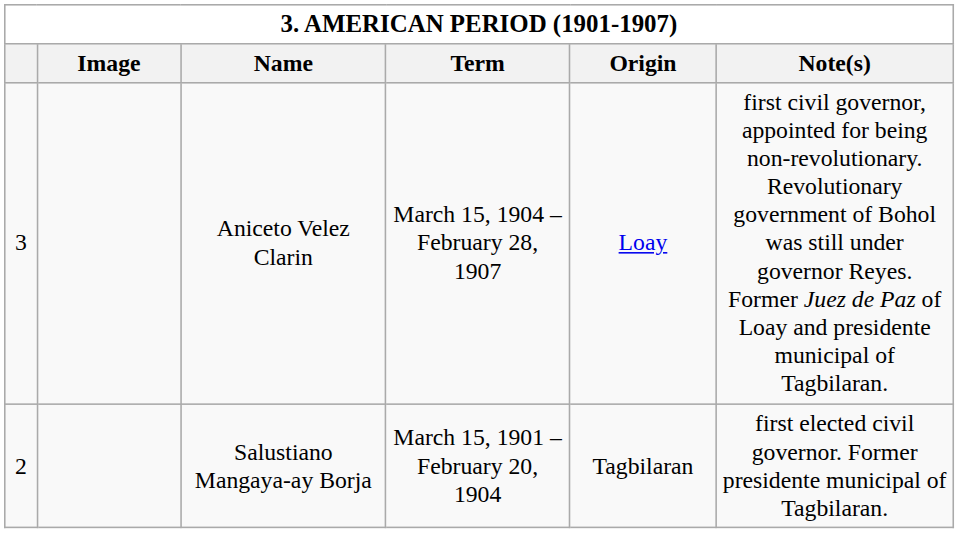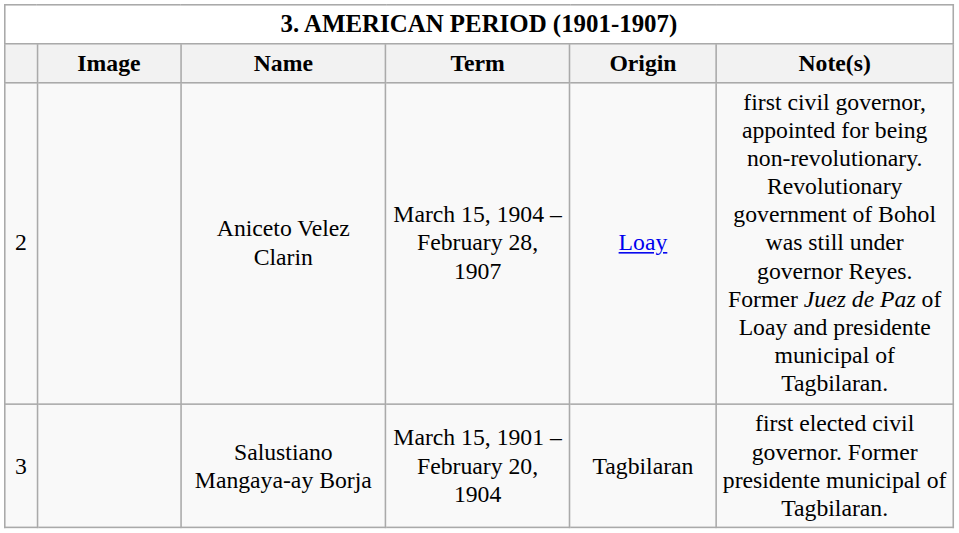(21, 243) 3 -> (21, 243) 2
(21, 464) 2 -> (21, 464) 3
